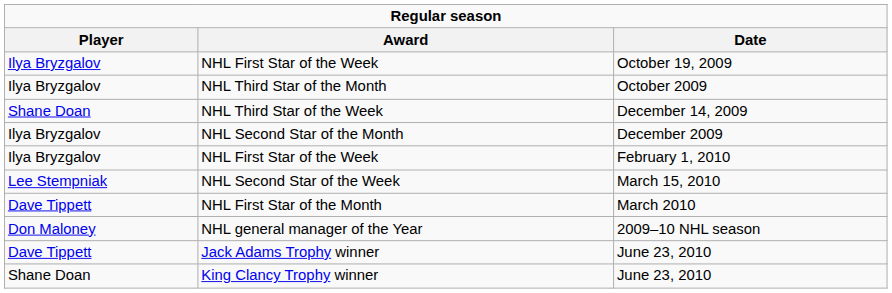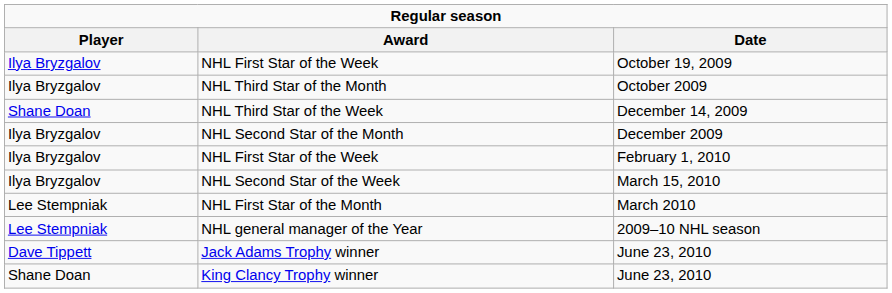(58, 181) Lee Stempniak -> (54, 181) Ilya Bryzgalov
(50, 205) Dave Tippett -> (58, 205) Lee Stempniak
(52, 228) Don Maloney -> (58, 228) Lee Stempniak
